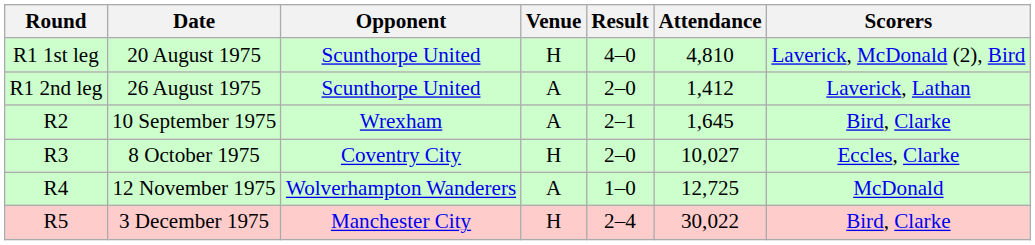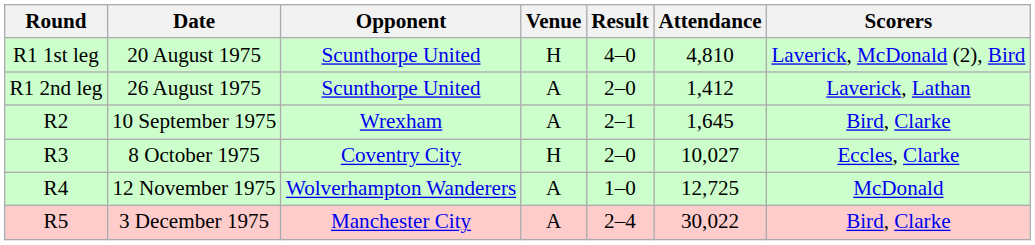(554, 222) H -> (554, 222) A
